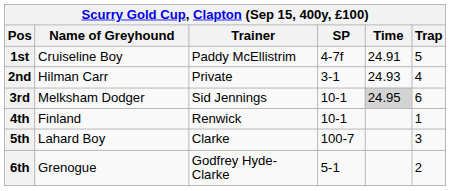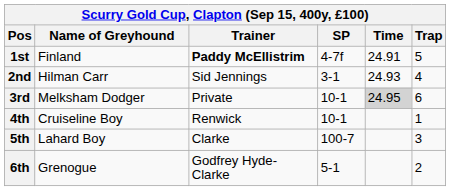(80, 56) Cruiseline Boy -> (60, 56) Finland
(244, 56) normal -> (248, 56) bold
(212, 77) Private -> (229, 77) Sid Jennings
(229, 98) Sid Jennings -> (212, 98) Private
(60, 118) Finland -> (80, 118) Cruiseline Boy
